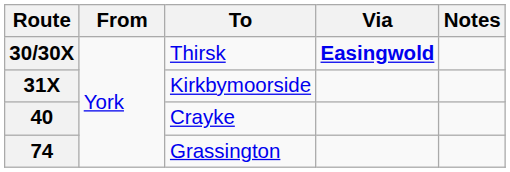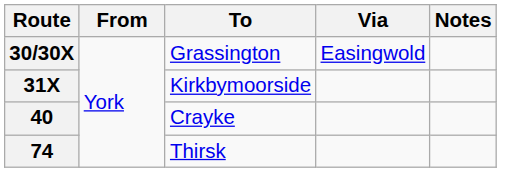(198, 53) Thirsk -> (225, 53) Grassington
(377, 53) bold -> (373, 53) normal
(225, 150) Grassington -> (198, 150) Thirsk
